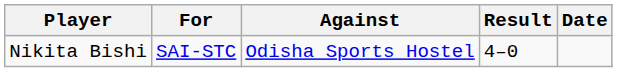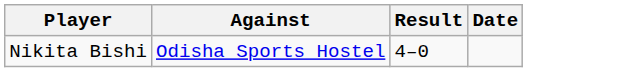- column: (196, 20)
